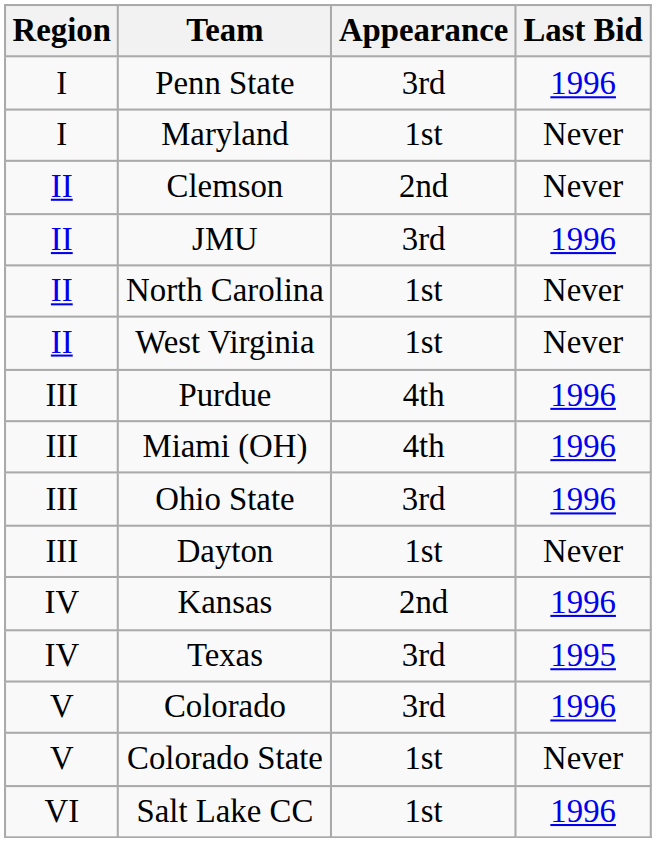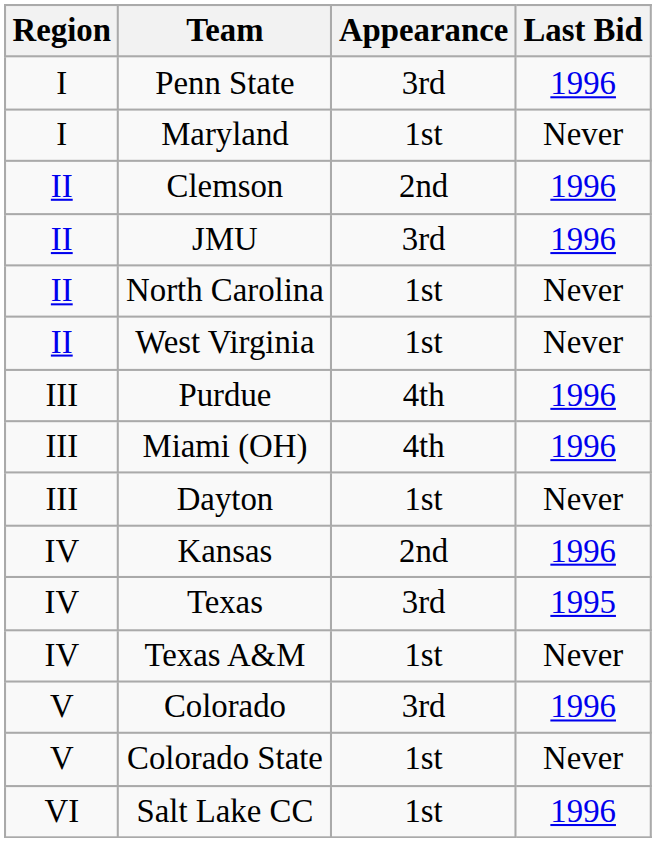(583, 186) Never -> (583, 186) 1996
- row: (225, 498)
+ row: (225, 654)
